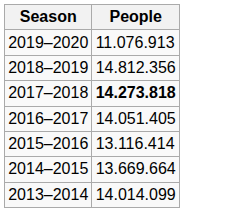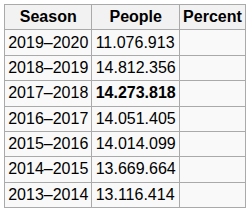+ column: (212, 17)
(135, 144) 13.116.414 -> (136, 144) 14.014.099
(136, 194) 14.014.099 -> (135, 194) 13.116.414
